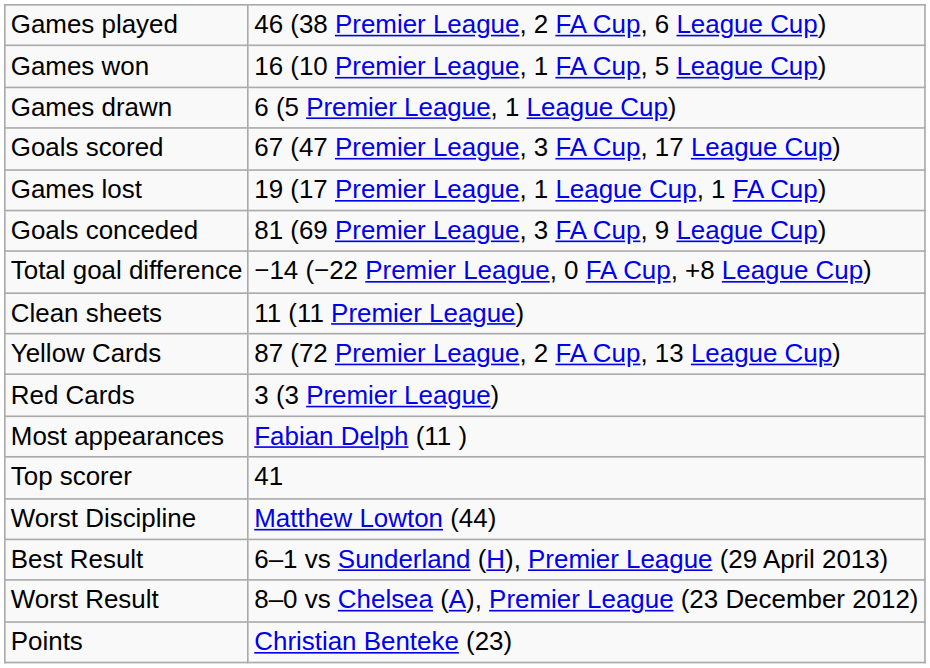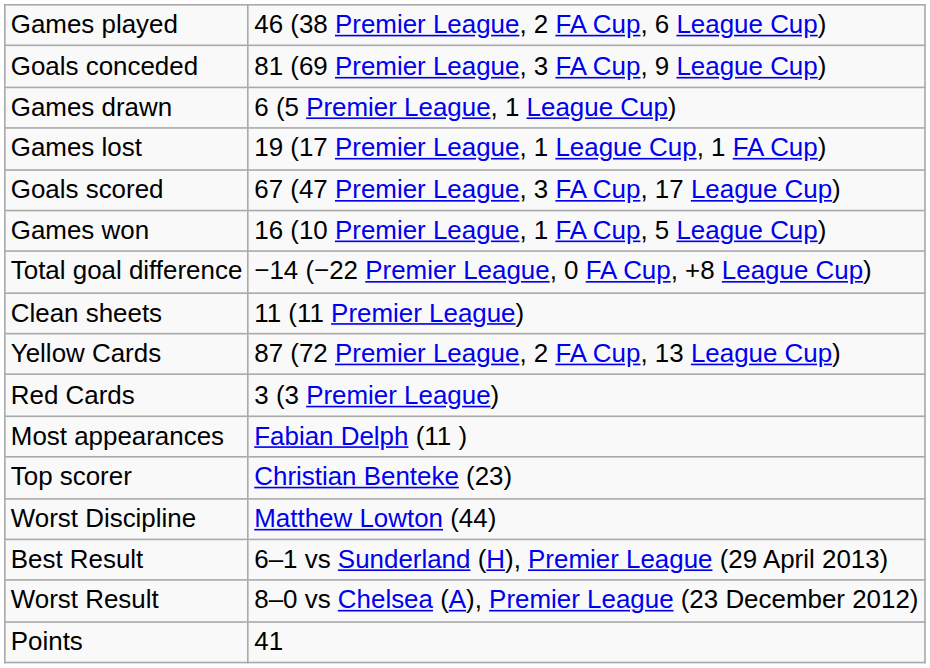rows swapped: (80, 66) <-> (104, 230)
rows swapped: (76, 189) <-> (87, 148)
(269, 477) 41 -> (383, 477) Christian Benteke (23)
(383, 641) Christian Benteke (23) -> (269, 641) 41
